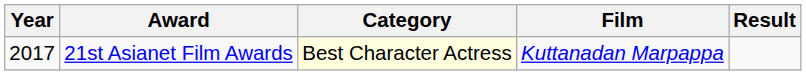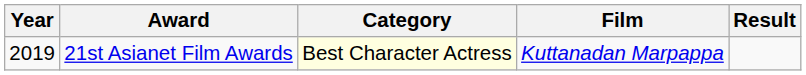(32, 53) 2017 -> (32, 53) 2019
